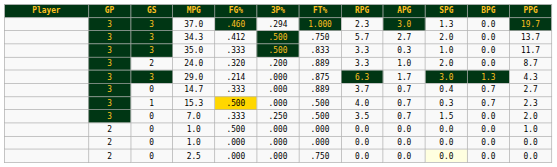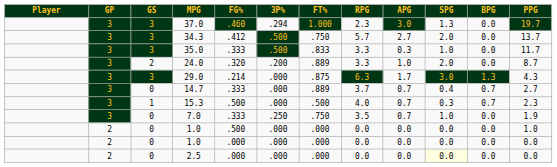(236, 103) gold background -> (236, 103) no background
(320, 116) .500 -> (320, 116) .750
(446, 116) 1.5 -> (446, 116) 1.0
(531, 116) 2.0 -> (531, 116) 1.9
(320, 155) .750 -> (320, 155) .000
